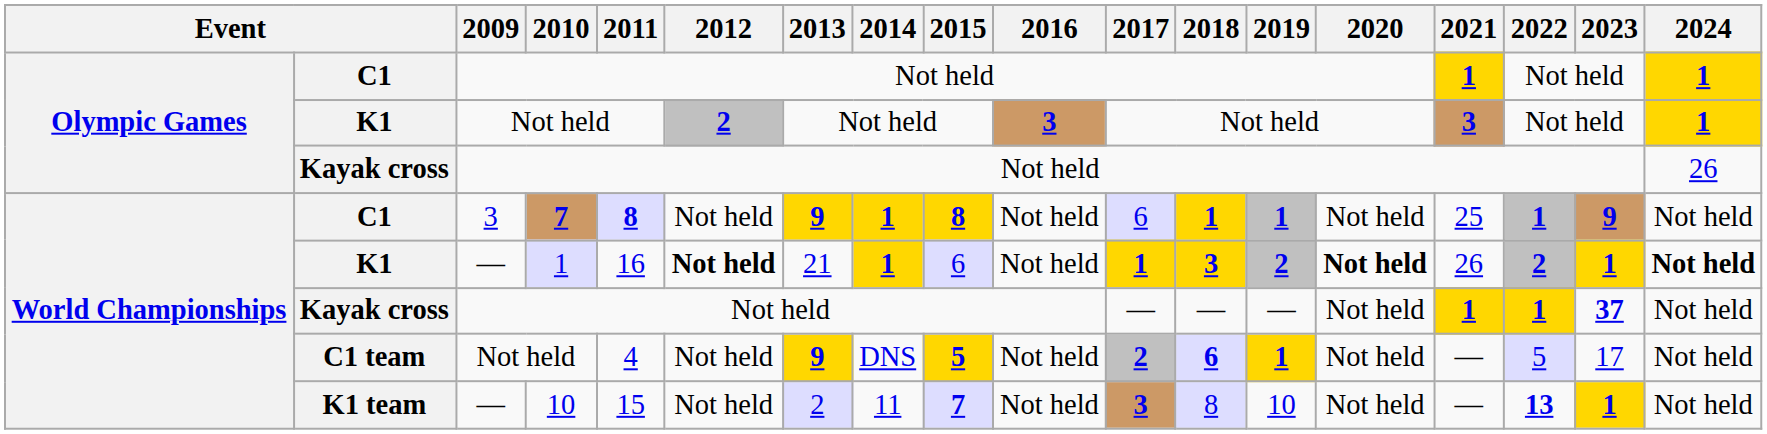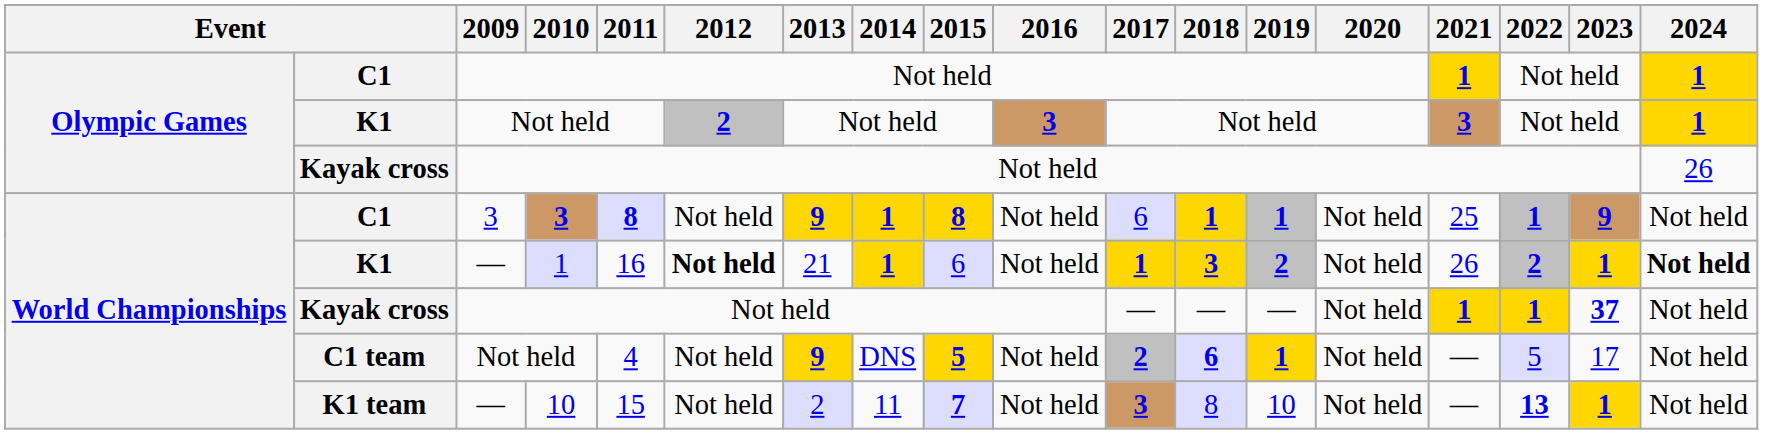(561, 216) 7 -> (561, 216) 3
(1375, 263) bold -> (1373, 263) normal
